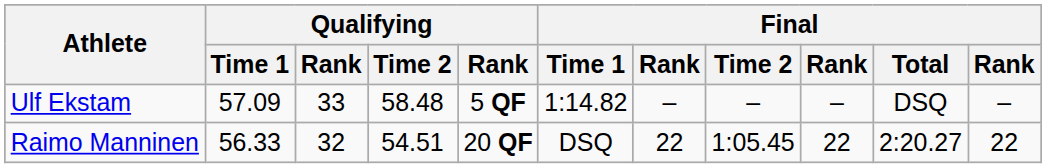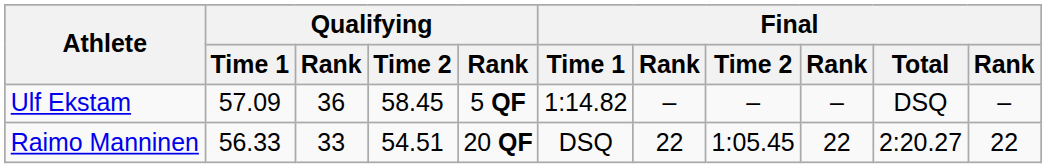(331, 104) 33 -> (331, 104) 36
(413, 104) 58.48 -> (413, 104) 58.45
(331, 143) 32 -> (331, 143) 33
